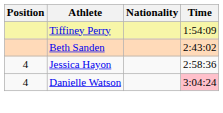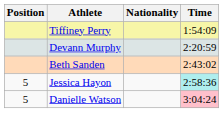+ row: (85, 47)
(26, 64) 4 -> (26, 82) 5
(200, 64) no background -> (200, 82) paleturquoise background
(26, 82) 4 -> (26, 99) 5
